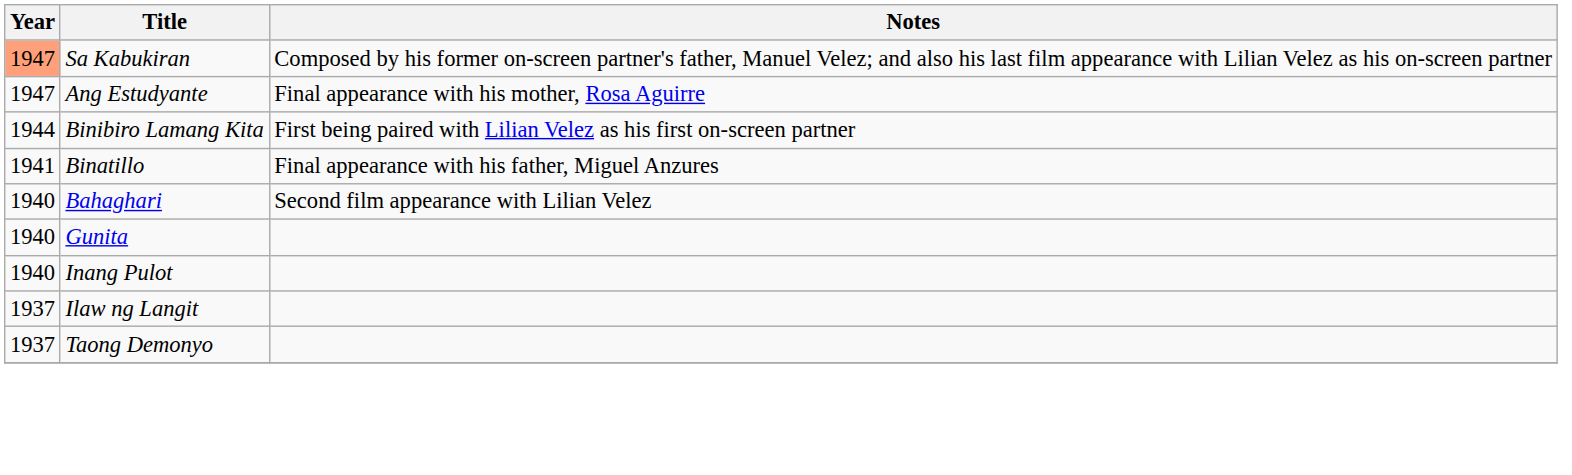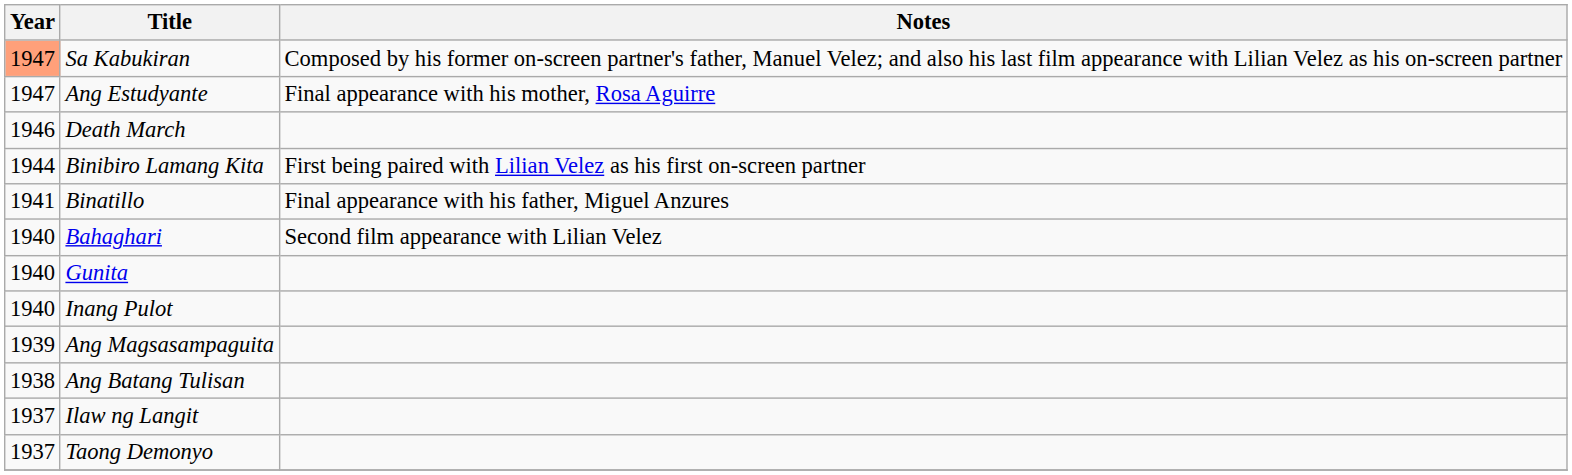+ row: (125, 129)
+ row: (170, 344)
+ row: (155, 380)
